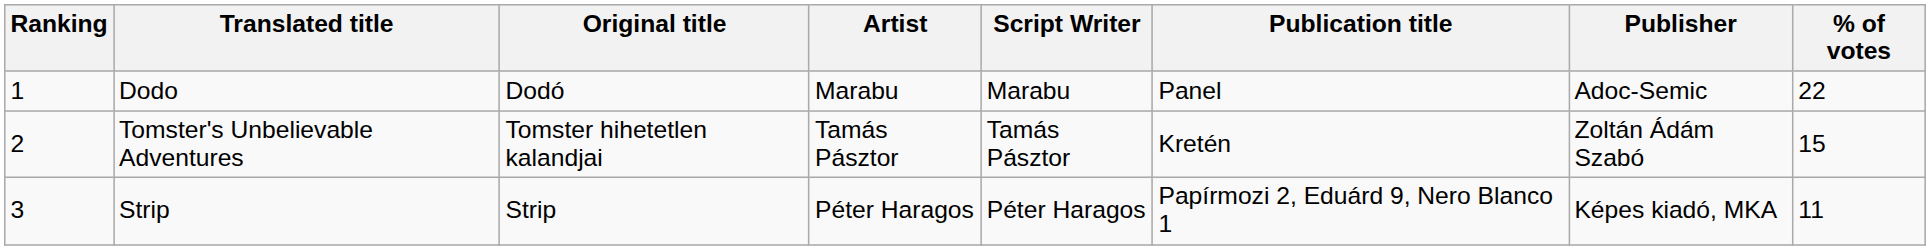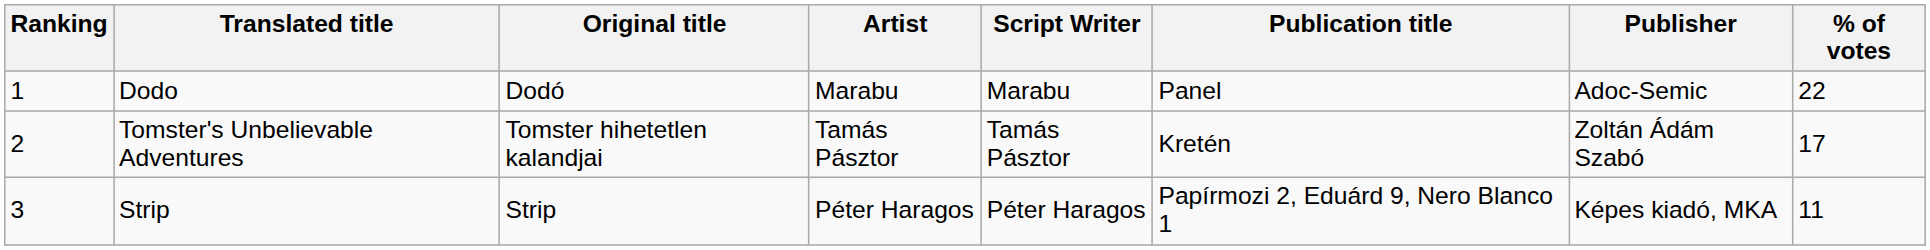(1812, 143) 15 -> (1812, 143) 17
